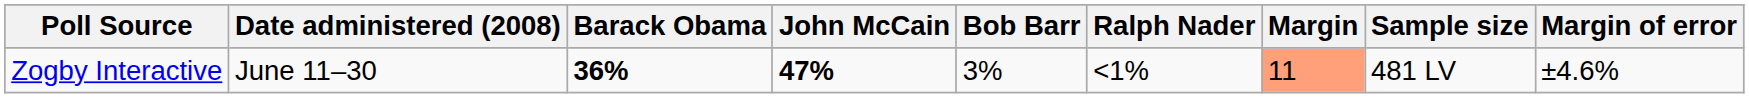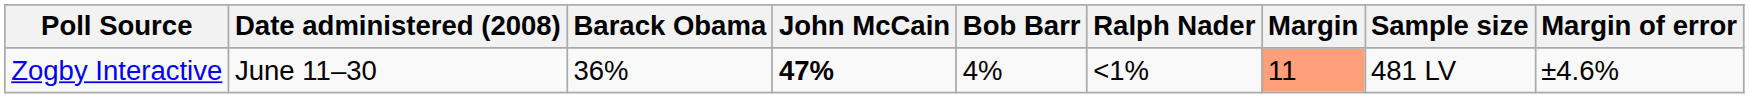(601, 69) bold -> (601, 69) normal
(983, 69) 3% -> (983, 69) 4%
